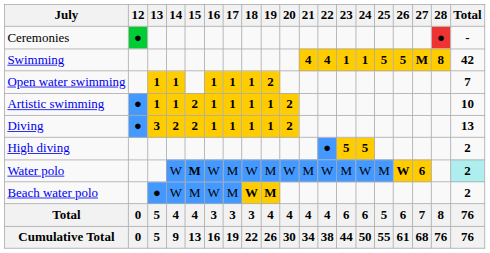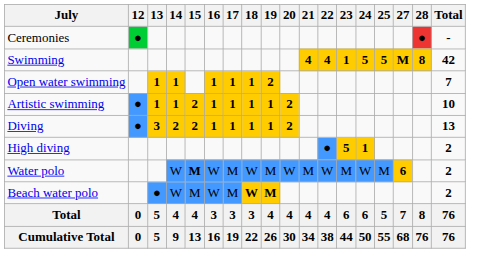- column: (403, 15)
(365, 59) 1 -> (365, 59) 5
(365, 148) 5 -> (365, 148) 1
(467, 170) paleturquoise background -> (449, 170) no background
